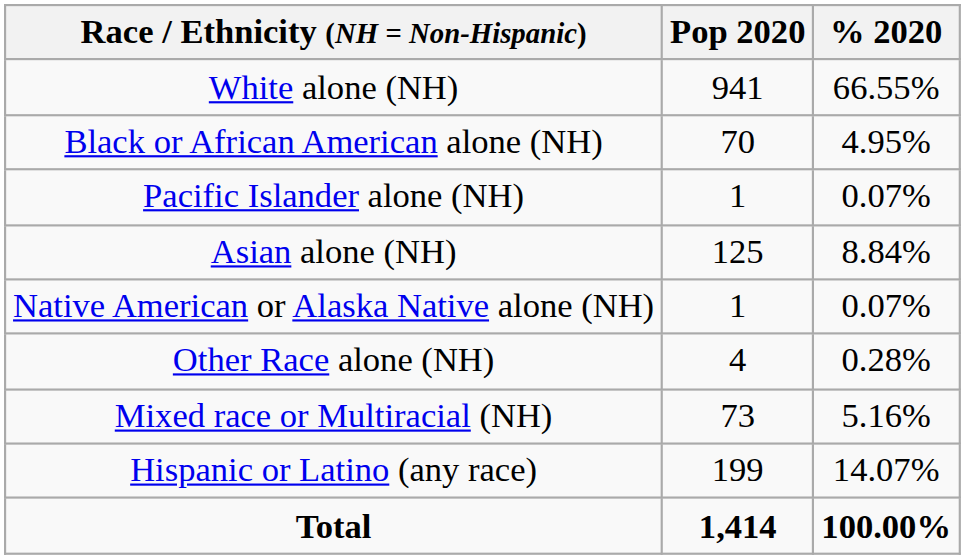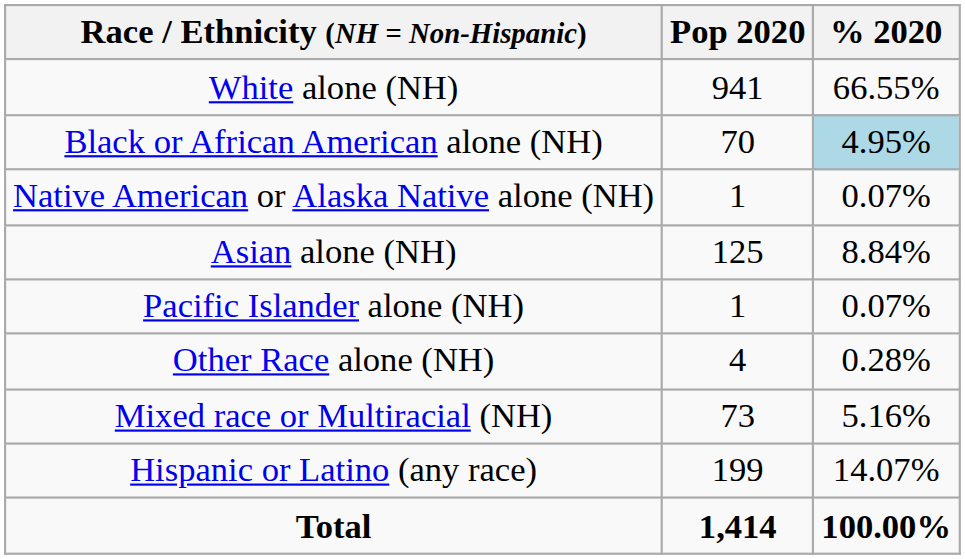(886, 141) no background -> (886, 141) lightblue background
rows swapped: (334, 305) <-> (334, 196)
